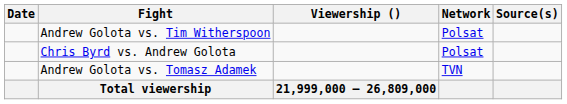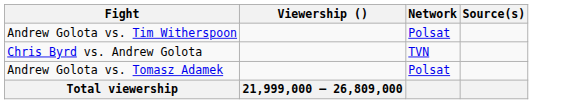- column: (21, 14)
(463, 52) Polsat -> (419, 52) TVN
(452, 70) TVN -> (429, 70) Polsat
